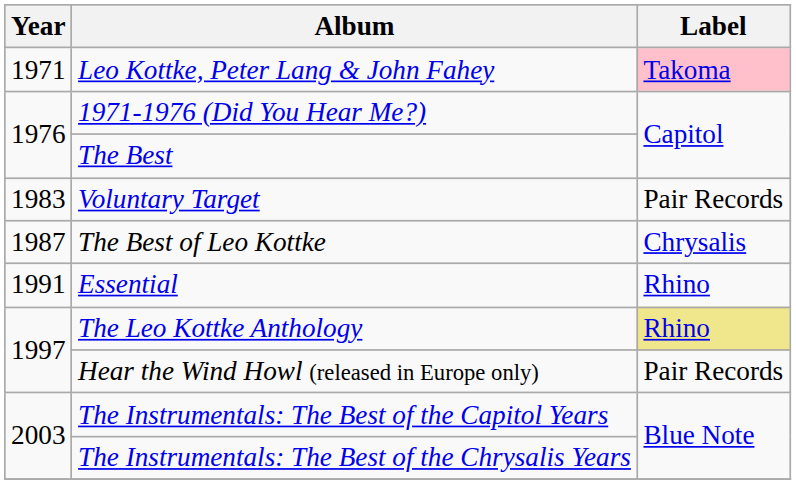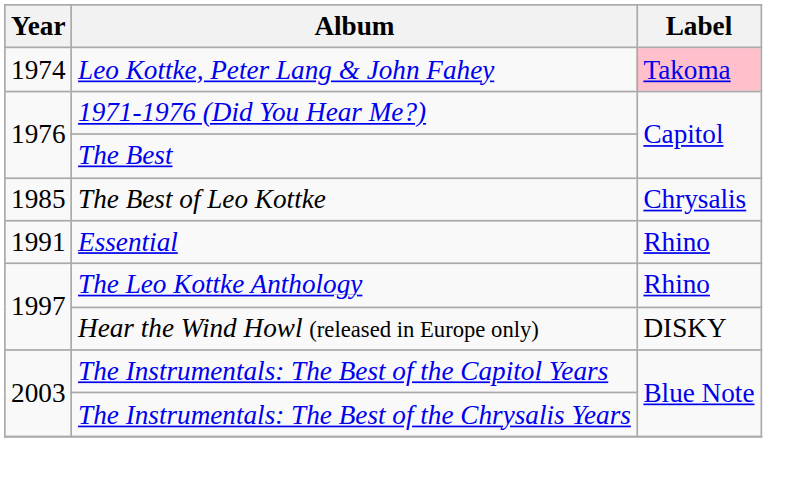(38, 69) 1971 -> (38, 69) 1974
- row: (169, 198)
(38, 241) 1987 -> (38, 198) 1985
(677, 328) khaki background -> (677, 284) no background
(713, 371) Pair Records -> (685, 328) DISKY
